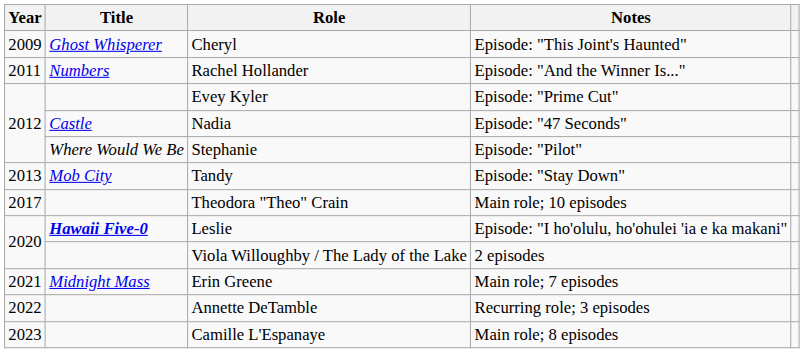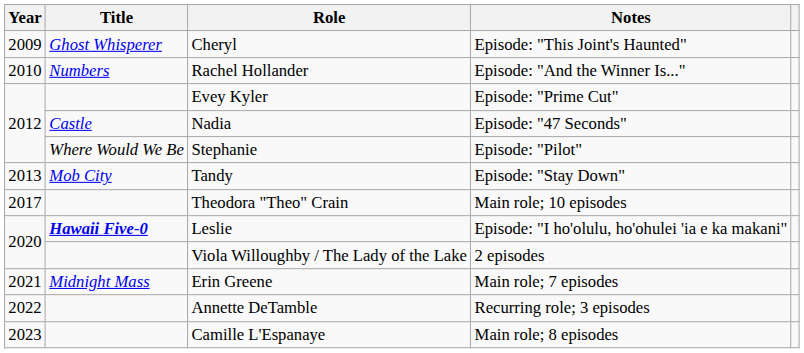(25, 70) 2011 -> (25, 70) 2010
